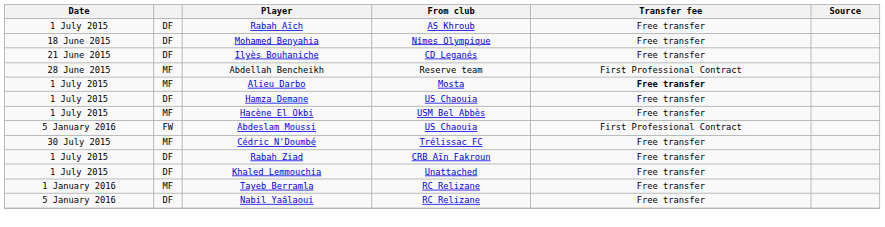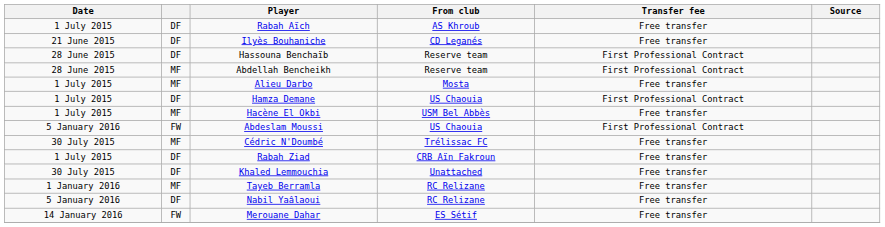- row: (277, 41)
+ row: (284, 55)
(671, 84) bold -> (673, 84) normal
(671, 99) Free transfer -> (673, 99) First Professional Contract
(79, 172) 1 July 2015 -> (83, 172) 30 July 2015
+ row: (284, 215)
